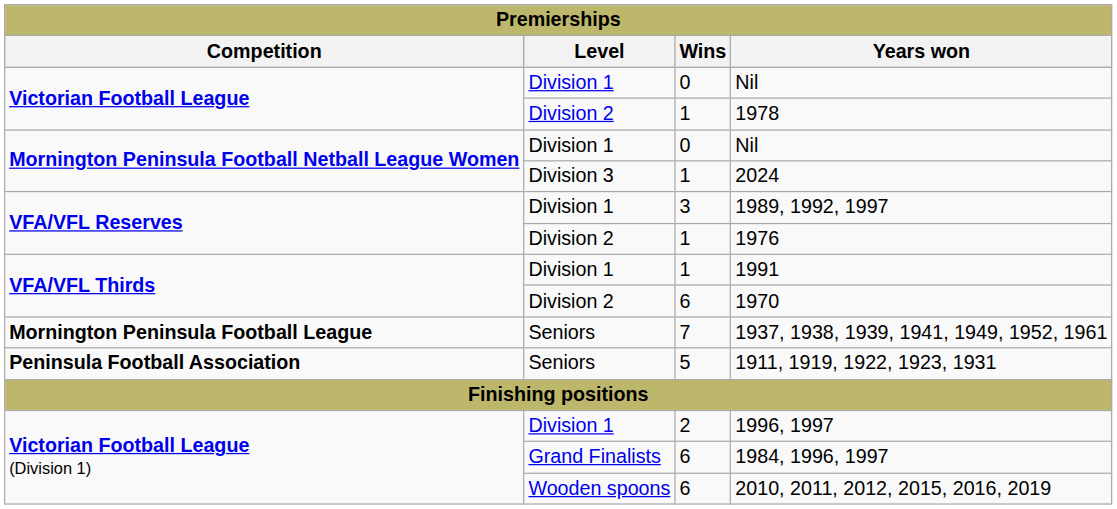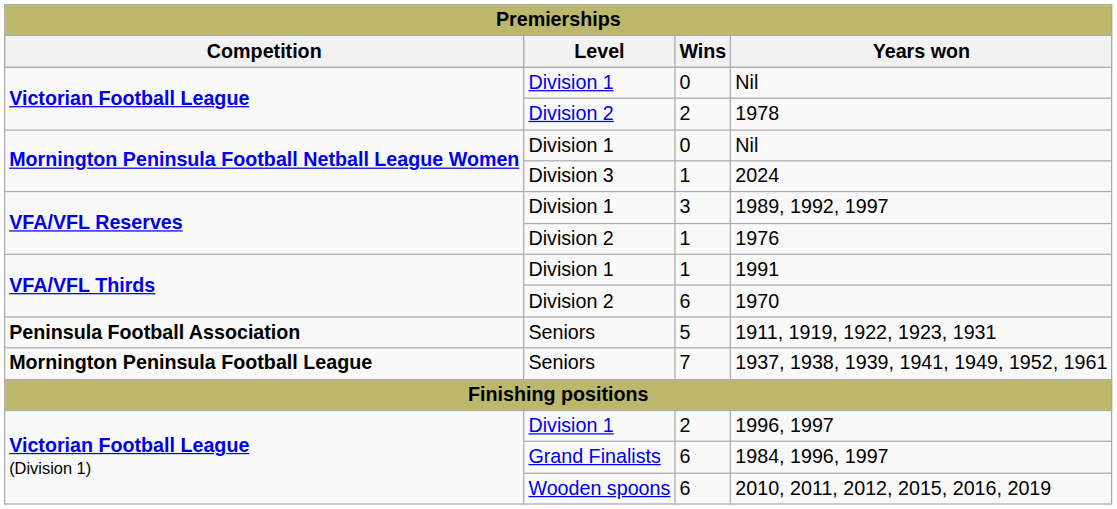(685, 113) 1 -> (685, 113) 2
rows swapped: (155, 363) <-> (191, 332)
